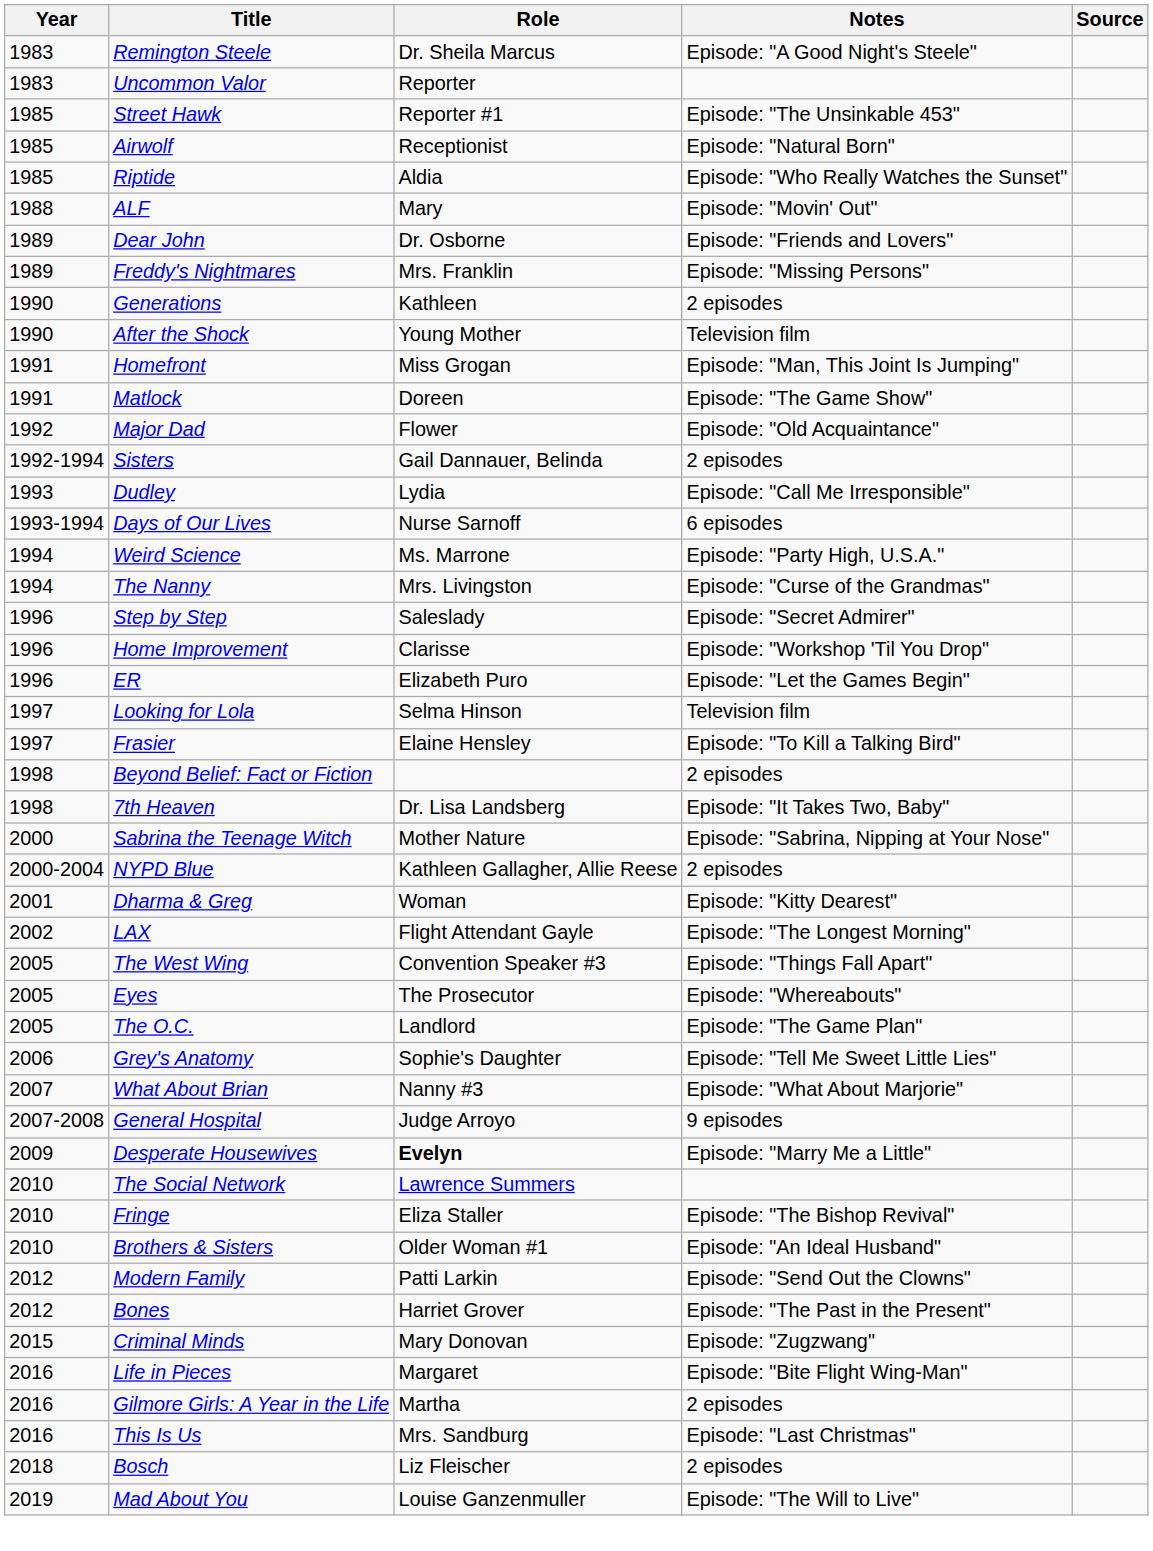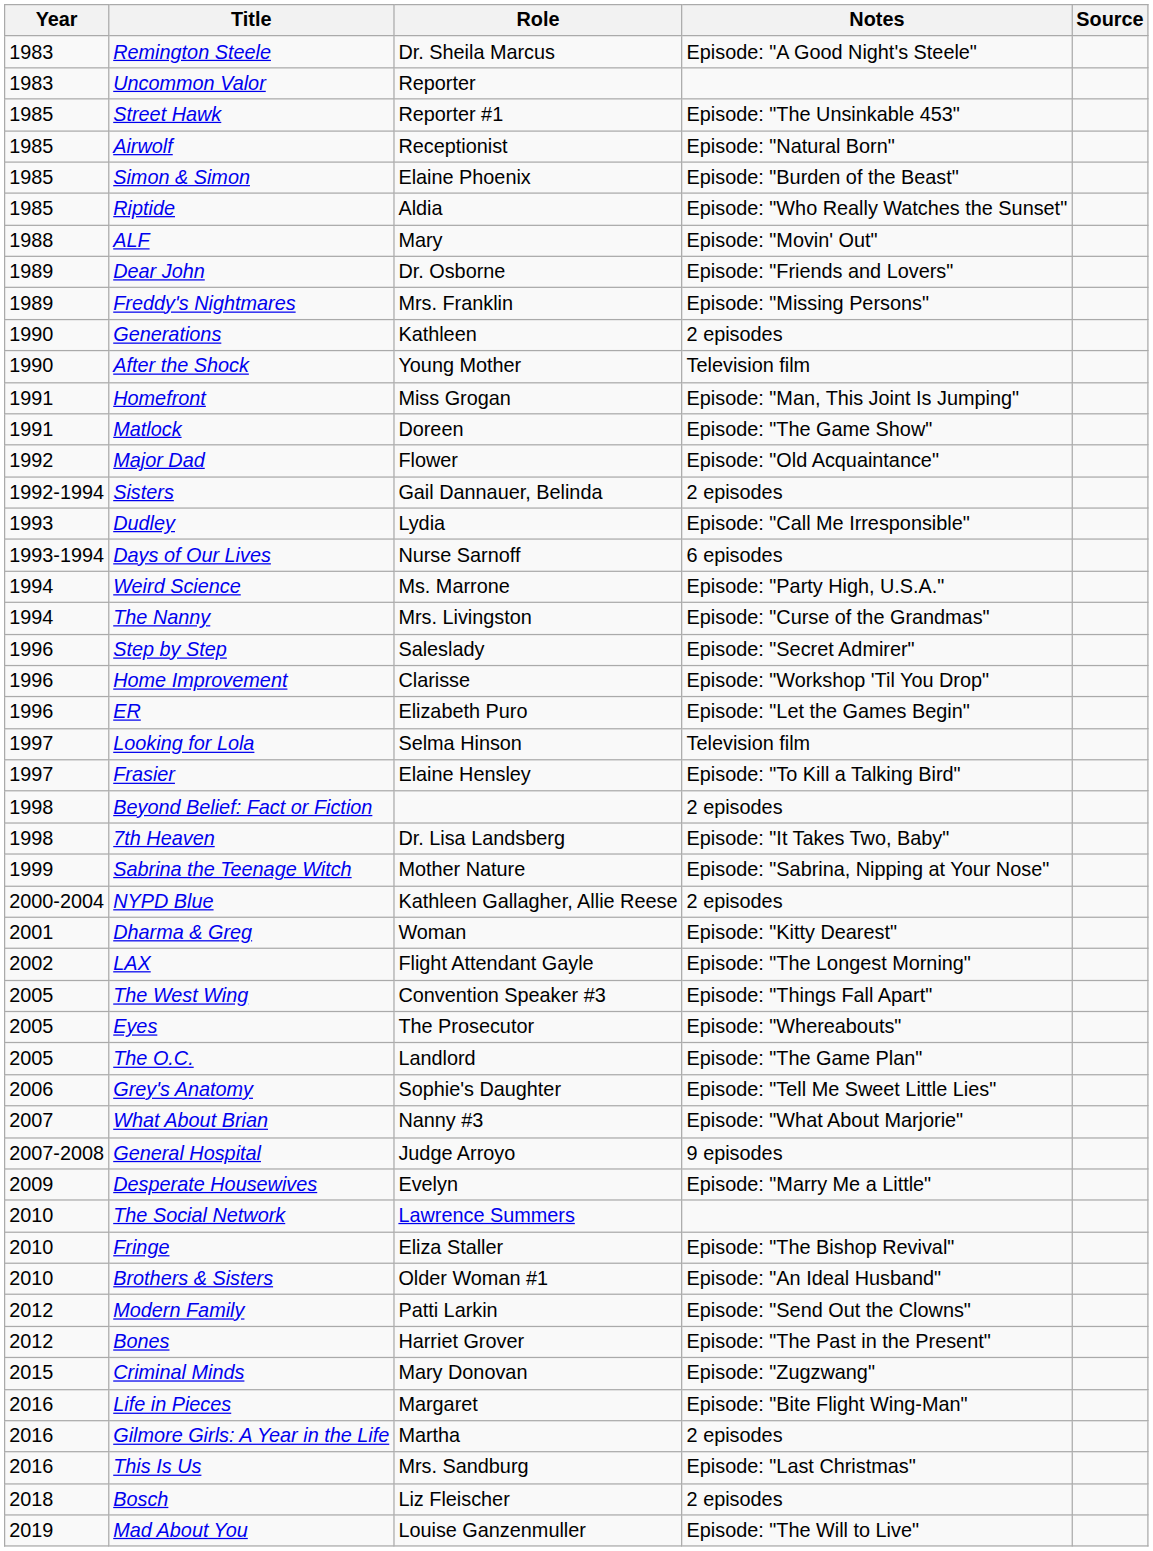+ row: (182, 177)
(31, 838) 2000 -> (31, 869) 1999
(430, 1152) bold -> (428, 1184) normal
